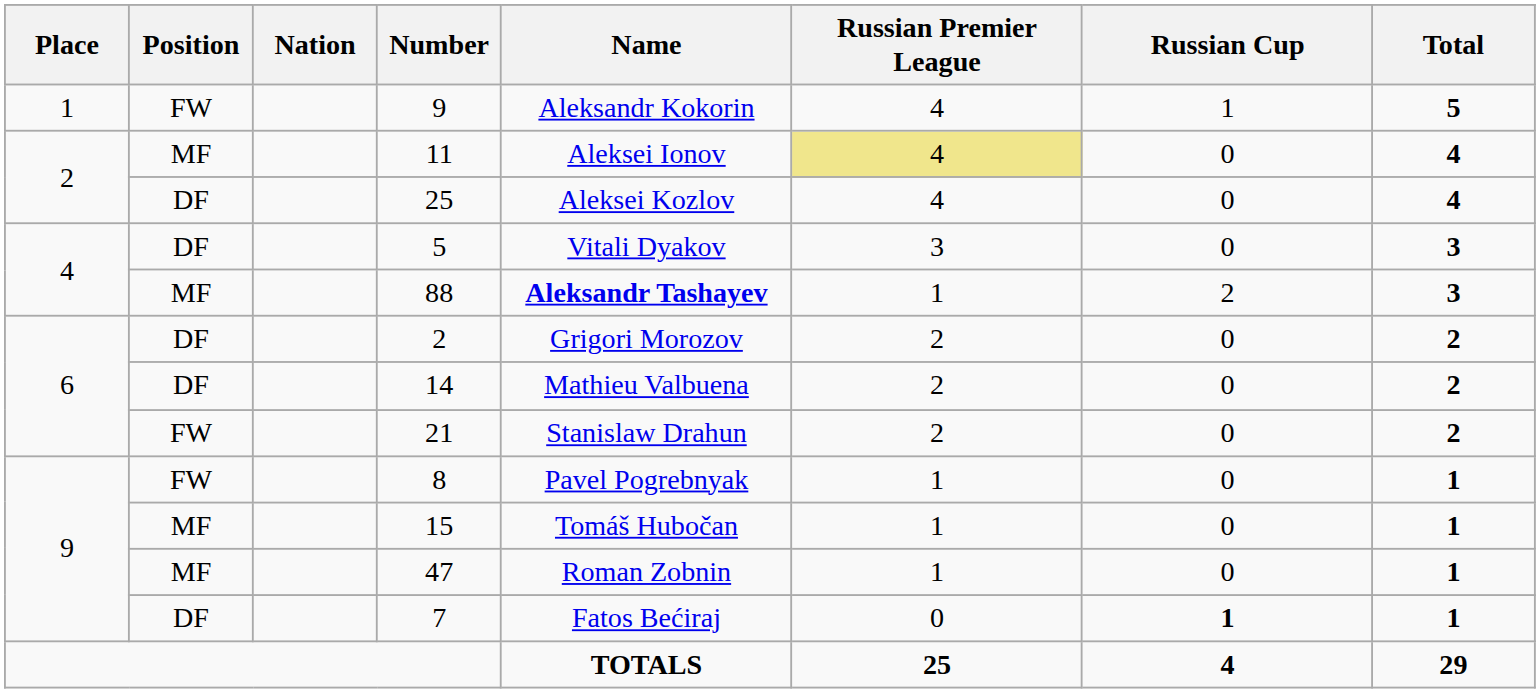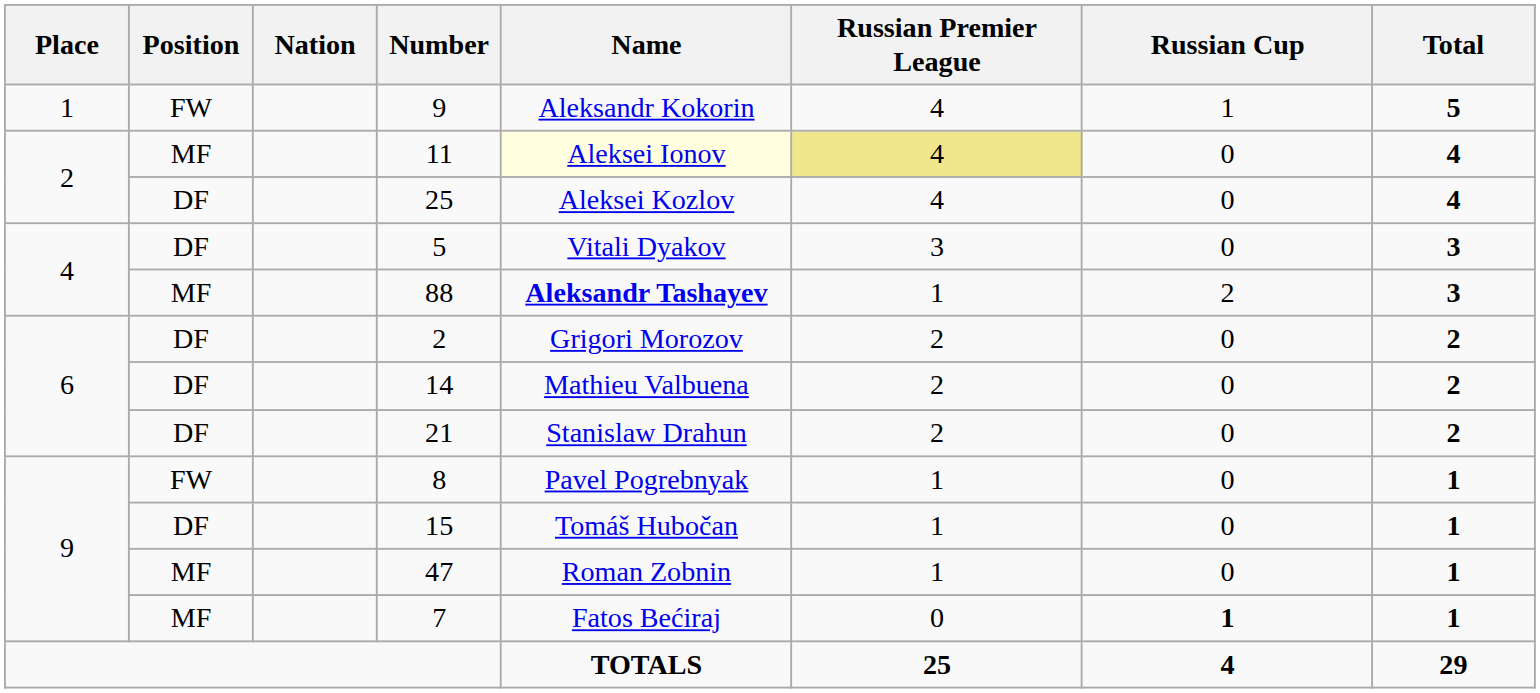(646, 153) no background -> (646, 153) lightyellow background
(191, 432) FW -> (191, 432) DF
(191, 524) MF -> (191, 524) DF
(191, 617) DF -> (191, 617) MF
